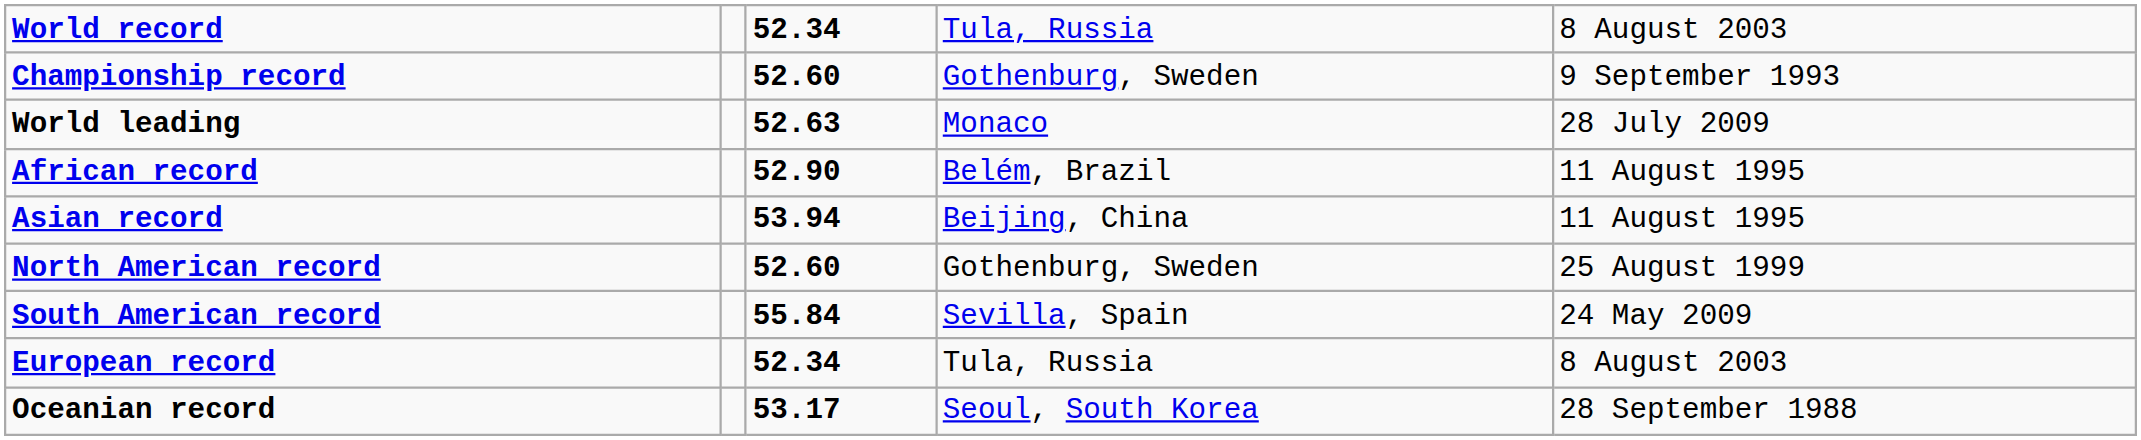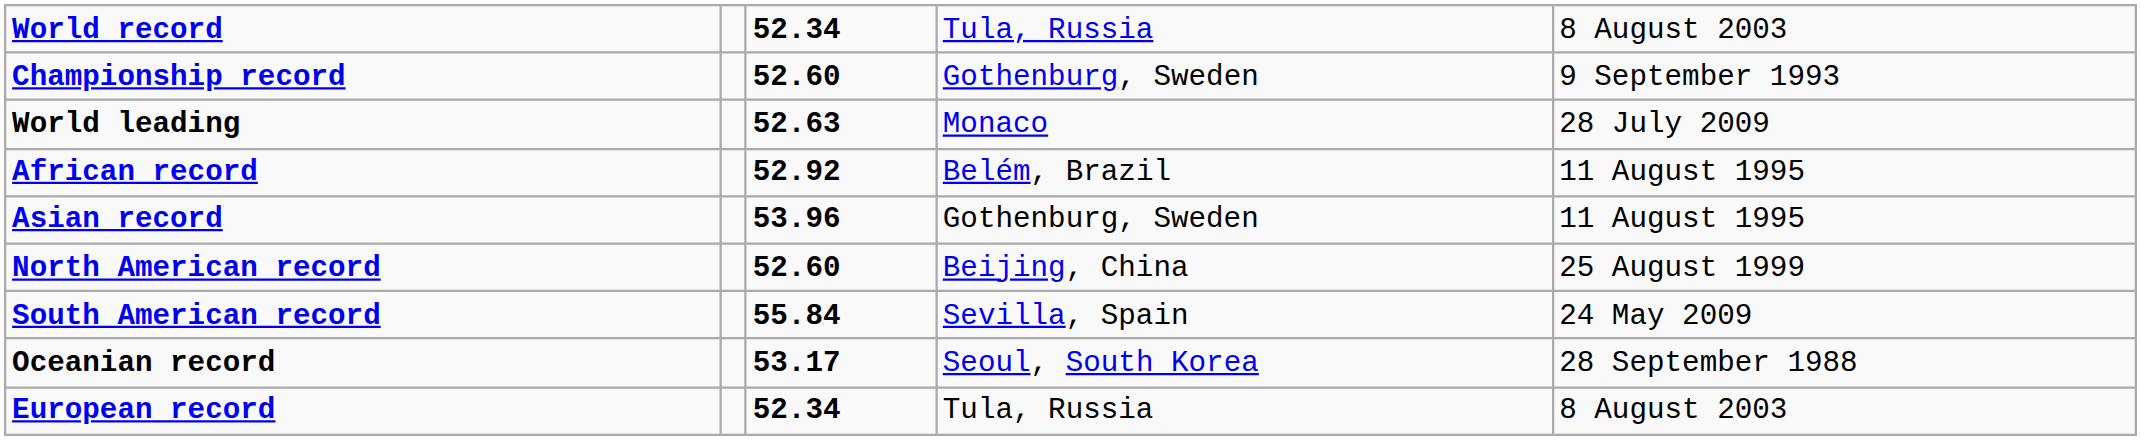(797, 172) 52.90 -> (797, 172) 52.92
(797, 220) 53.94 -> (797, 220) 53.96
(1066, 220) Beijing, China -> (1101, 220) Gothenburg, Sweden
(1101, 267) Gothenburg, Sweden -> (1066, 267) Beijing, China
rows swapped: (144, 363) <-> (144, 410)
